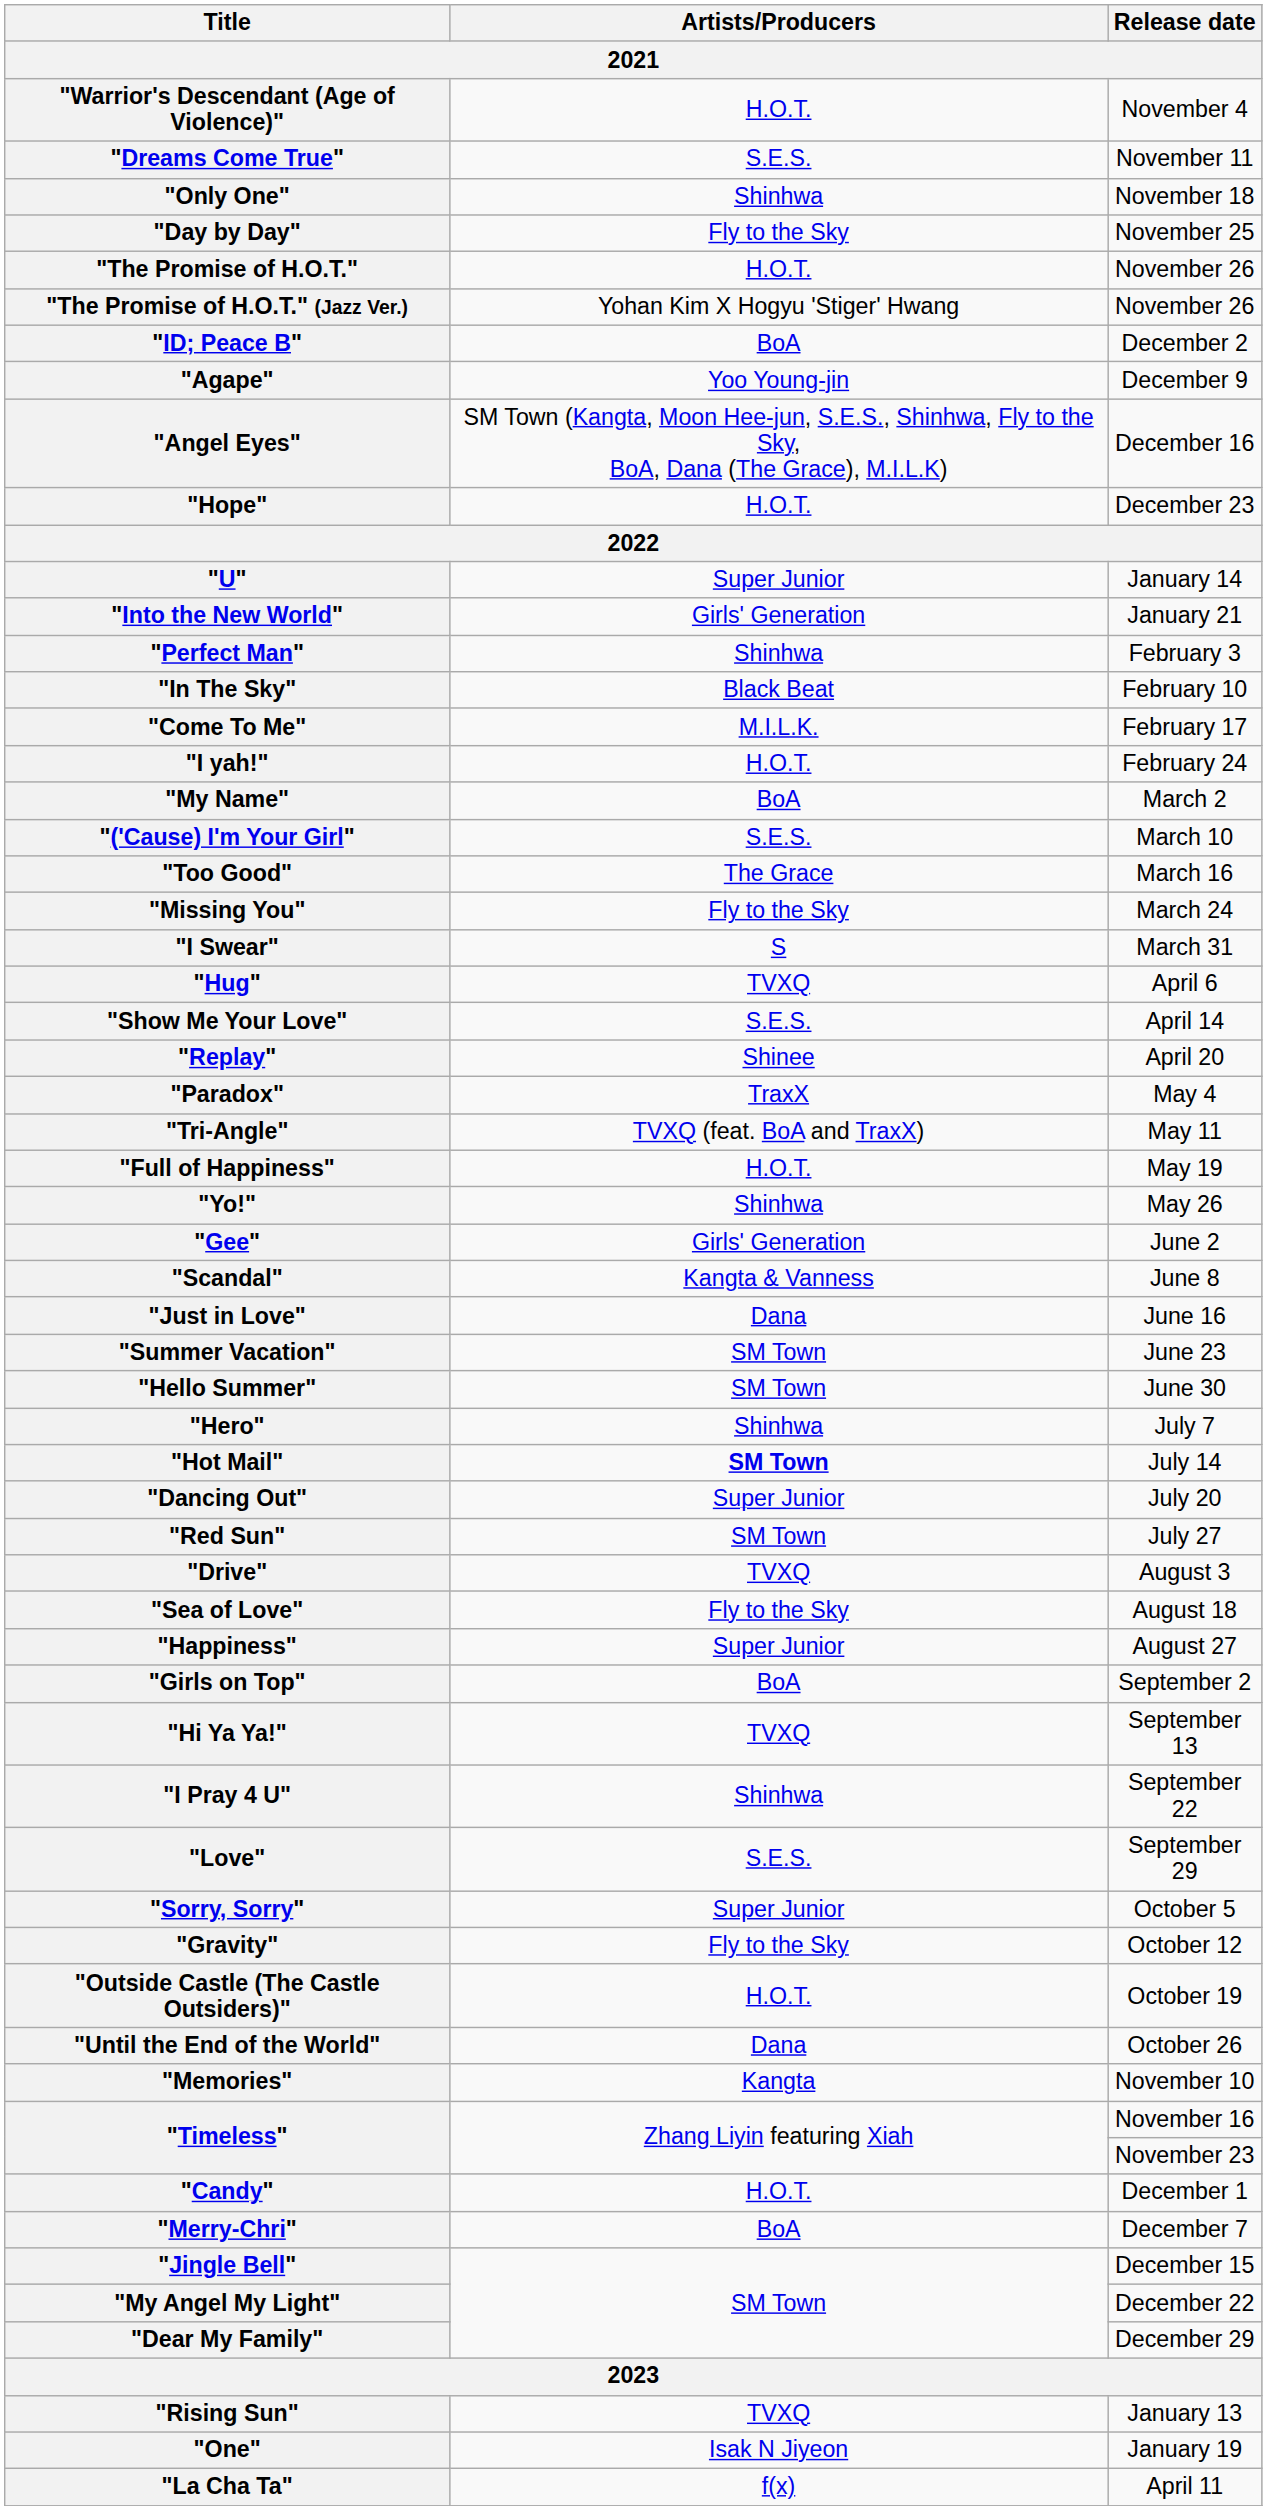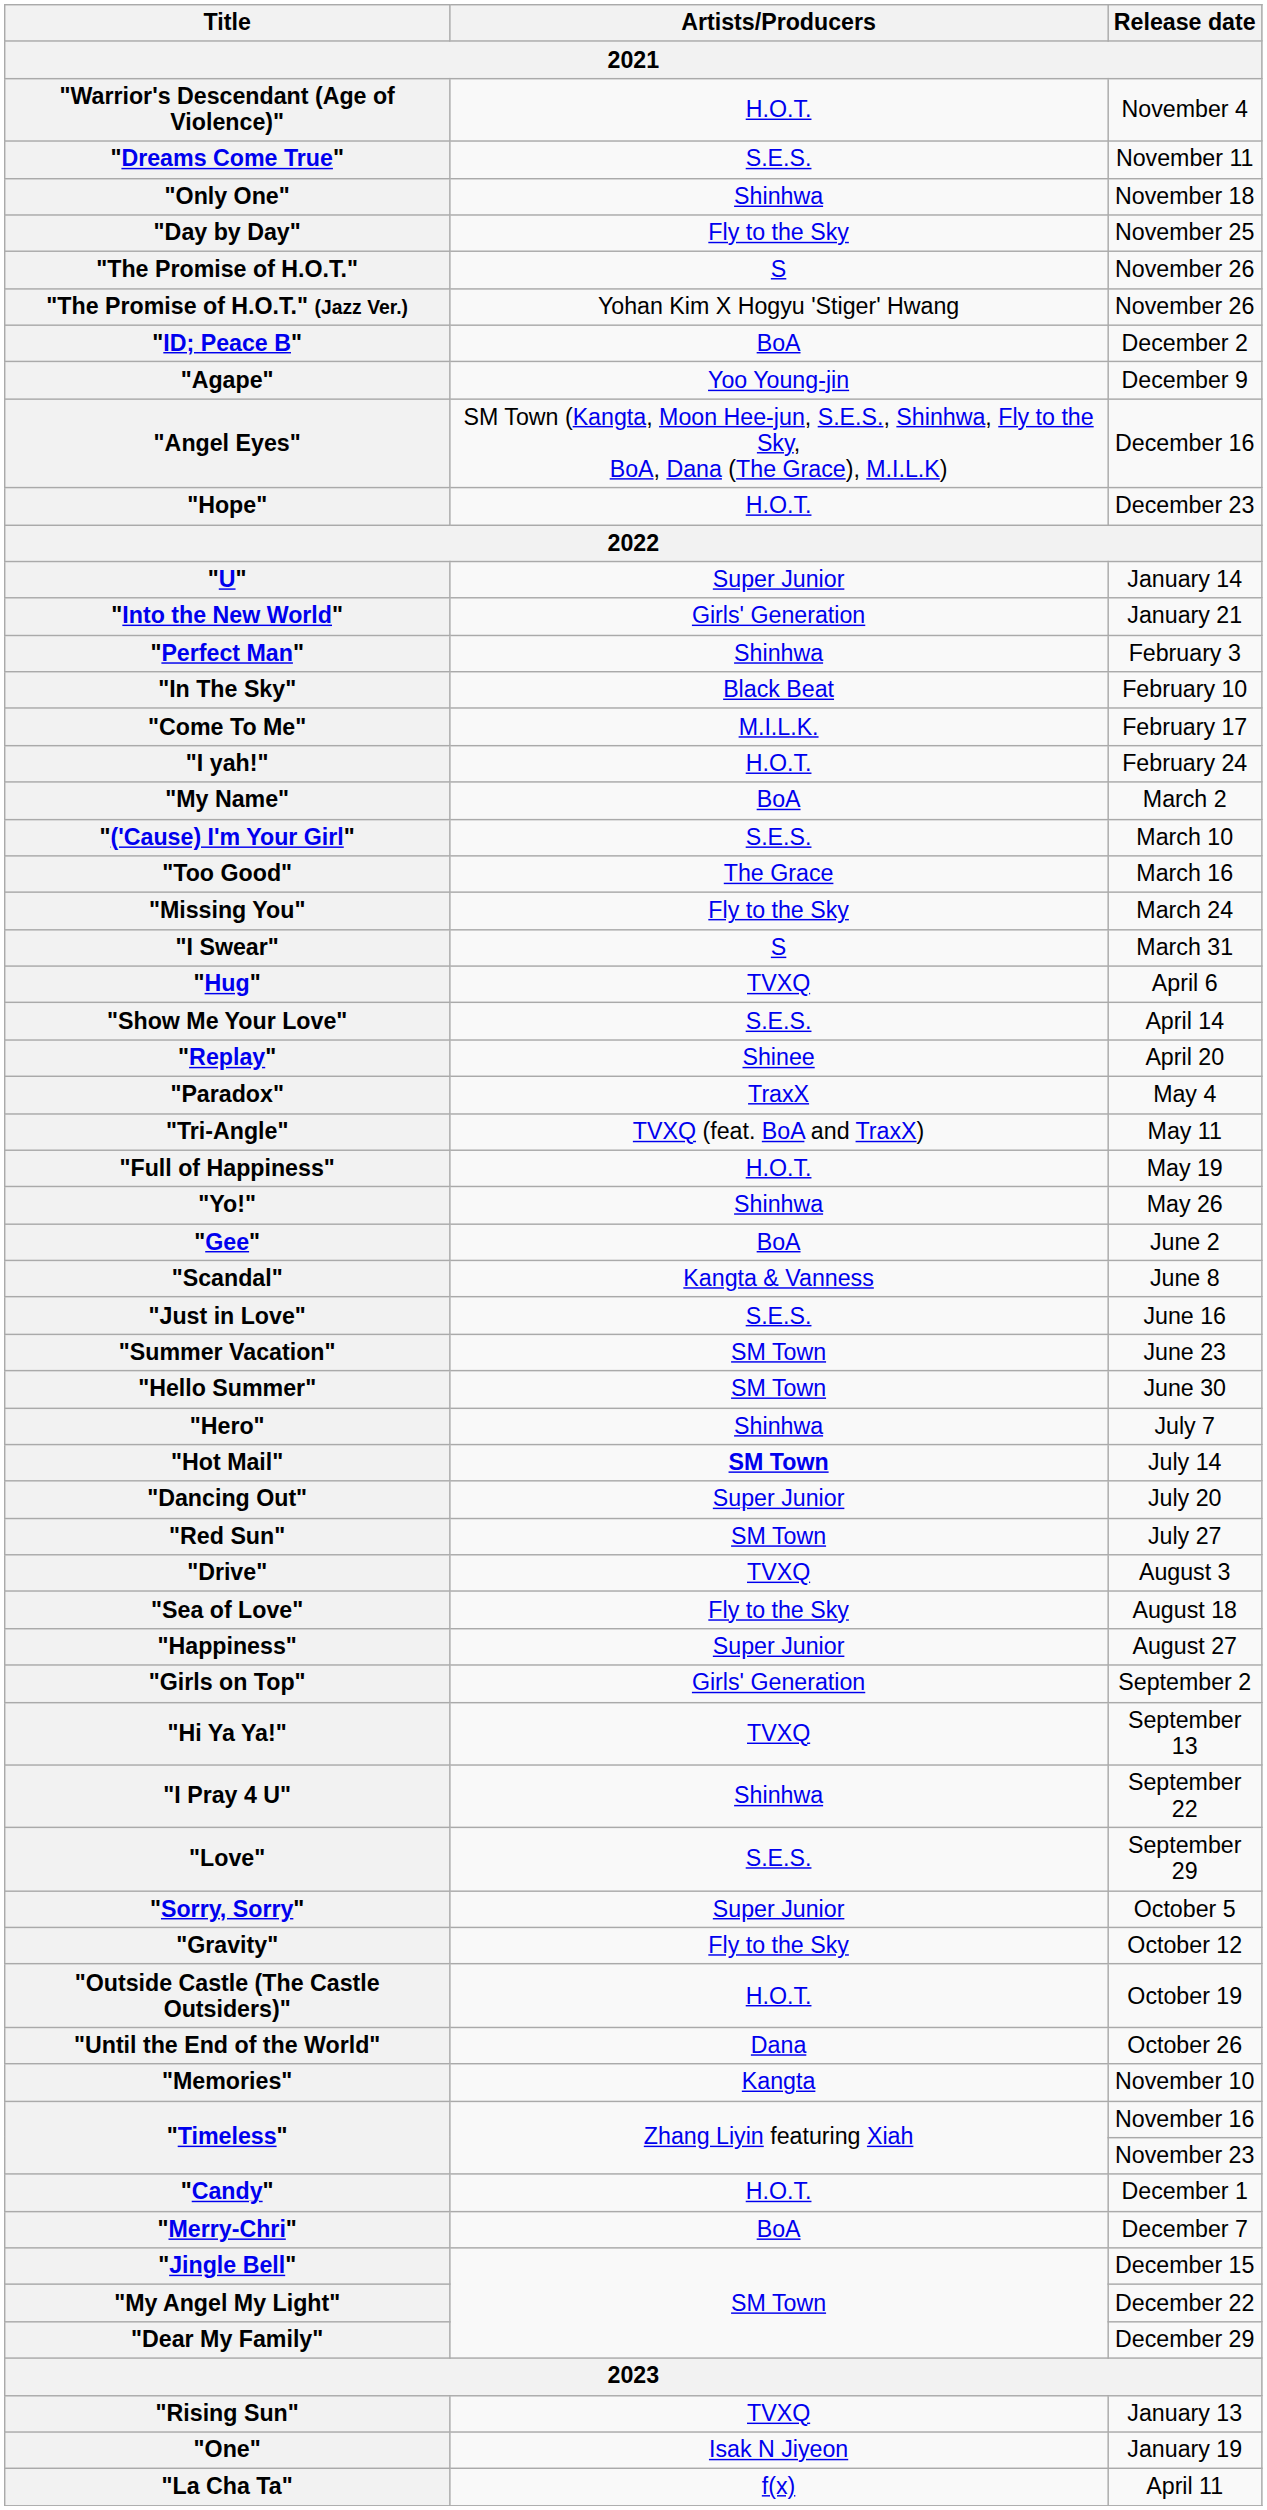(779, 269) H.O.T. -> (779, 269) S
(779, 1241) Girls' Generation -> (779, 1241) BoA
(779, 1315) Dana -> (779, 1315) S.E.S.
(779, 1683) BoA -> (779, 1683) Girls' Generation
